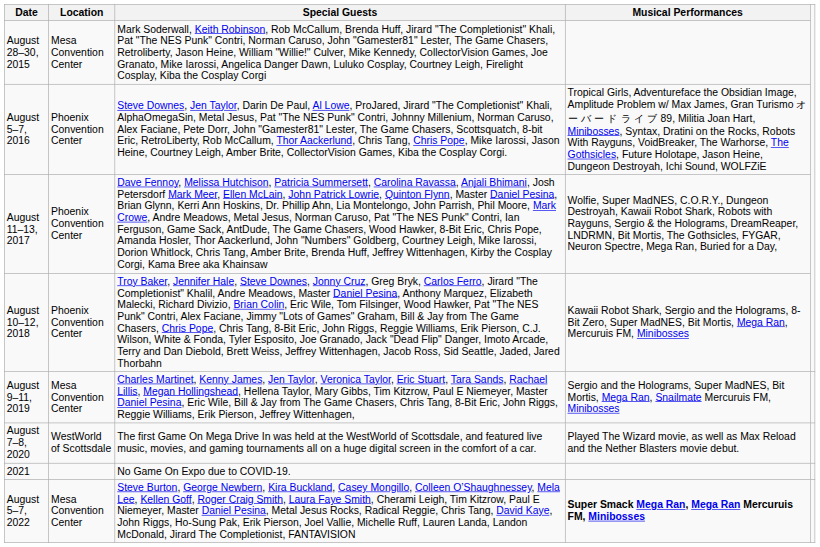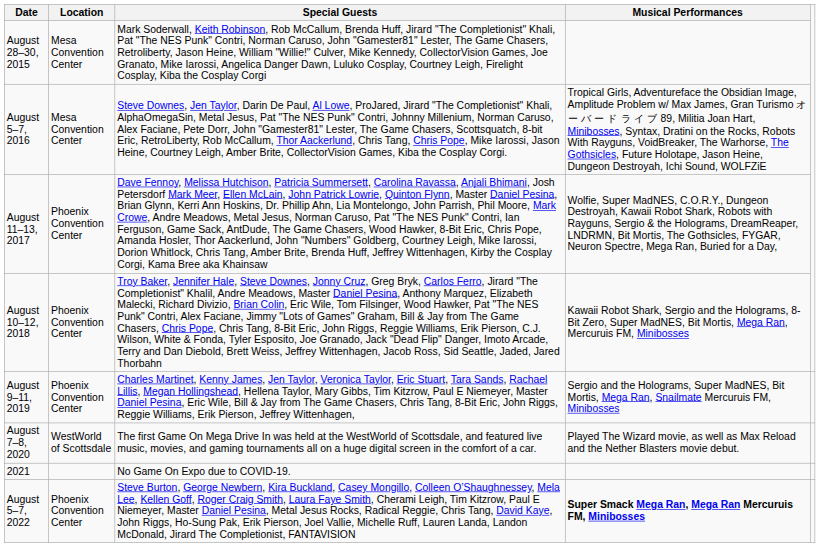(77, 129) Phoenix Convention Center -> (77, 129) Mesa Convention Center
(77, 397) Mesa Convention Center -> (77, 397) Phoenix Convention Center
(77, 511) Mesa Convention Center -> (77, 511) Phoenix Convention Center
